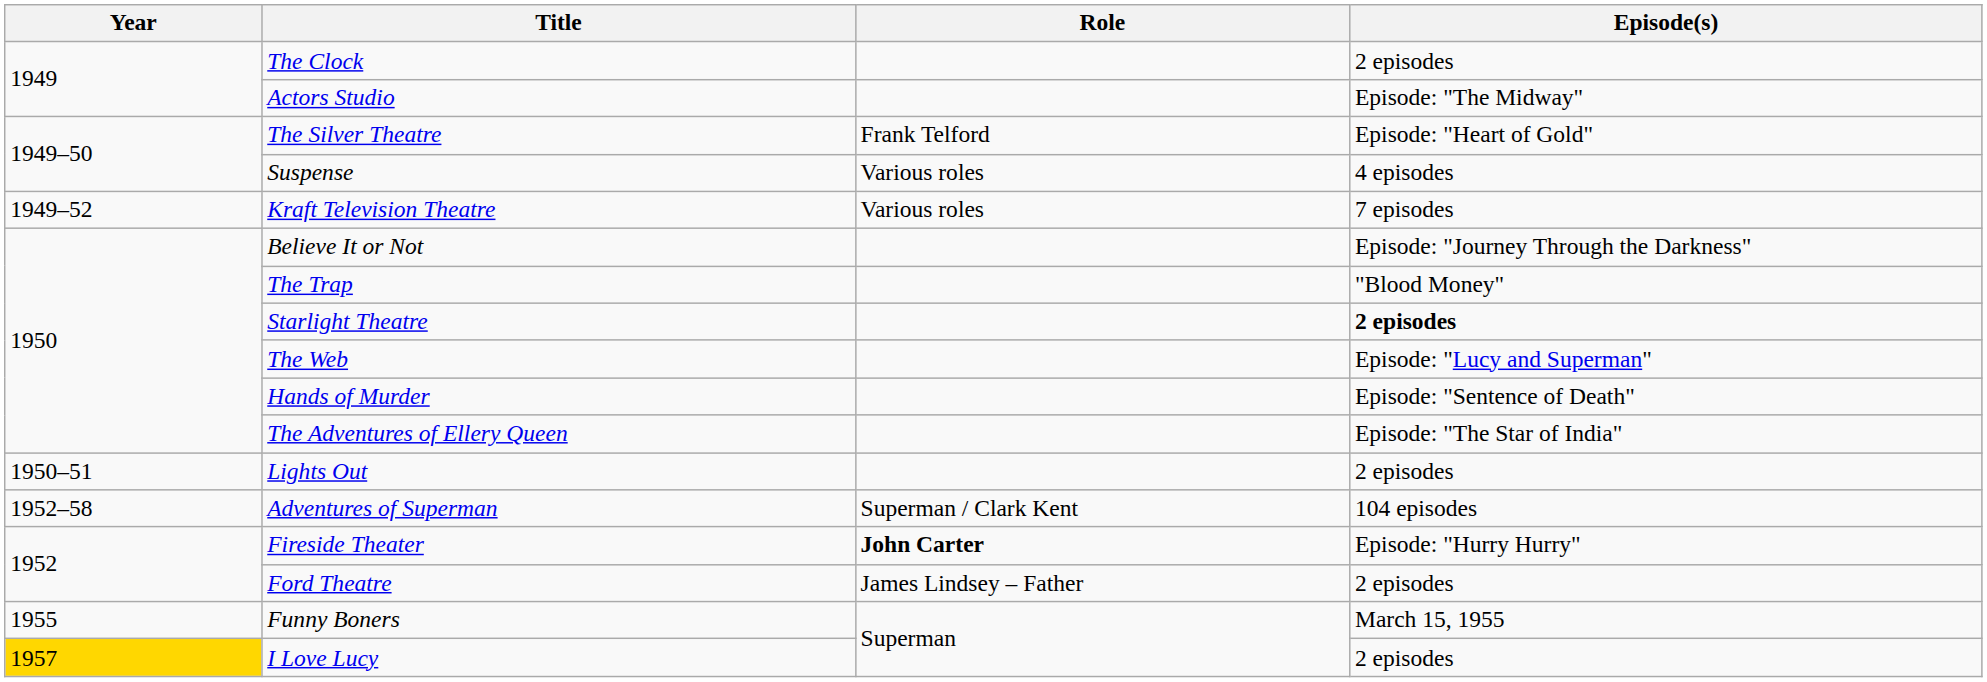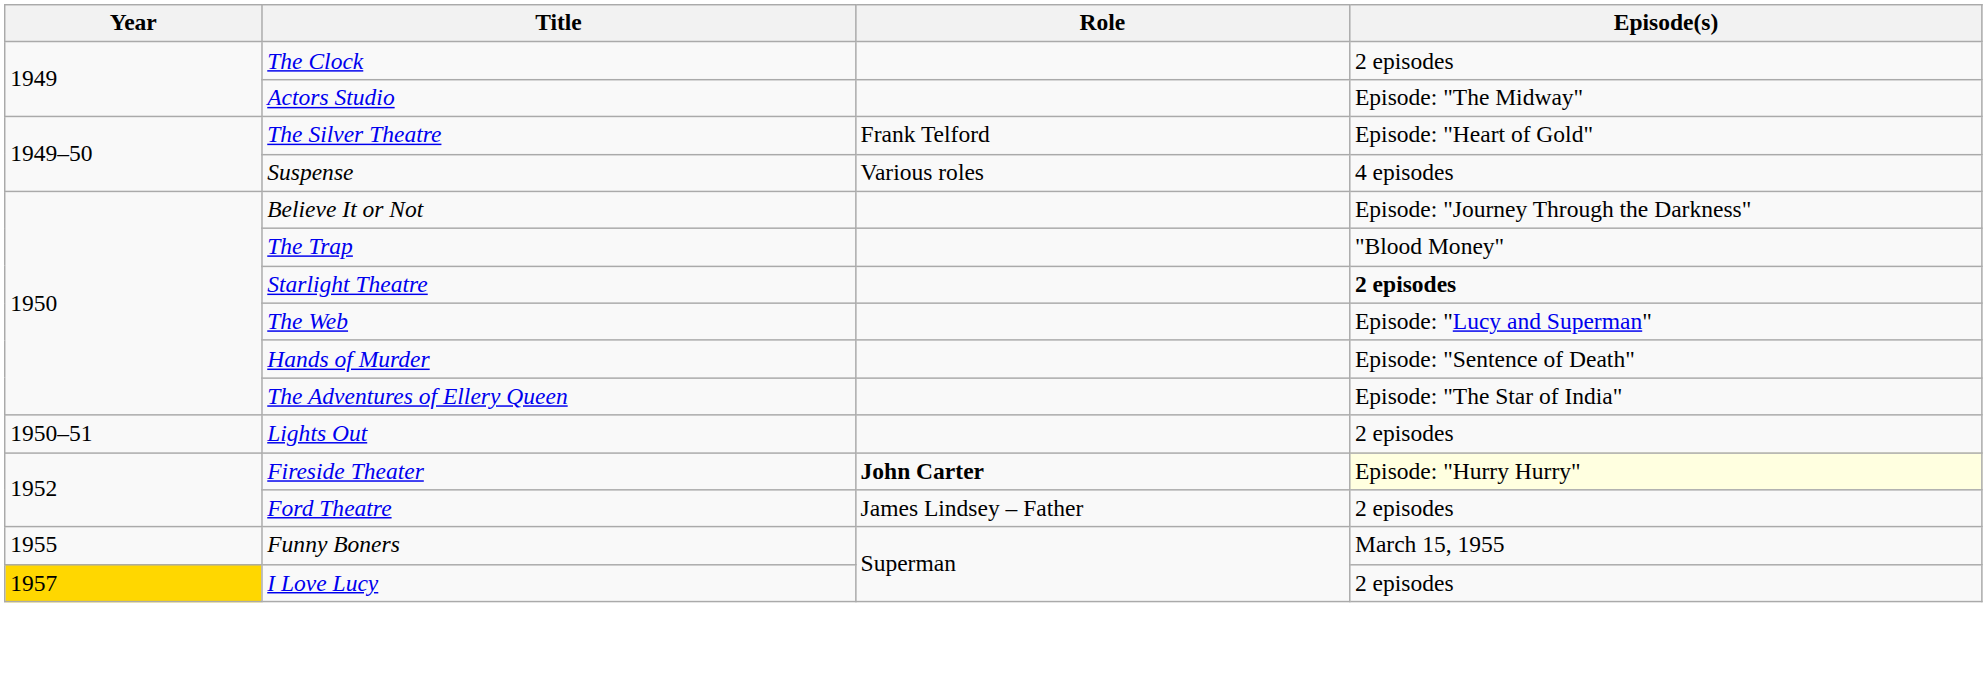- row: (381, 209)
- row: (382, 508)
(1468, 545) no background -> (1468, 470) lightyellow background
